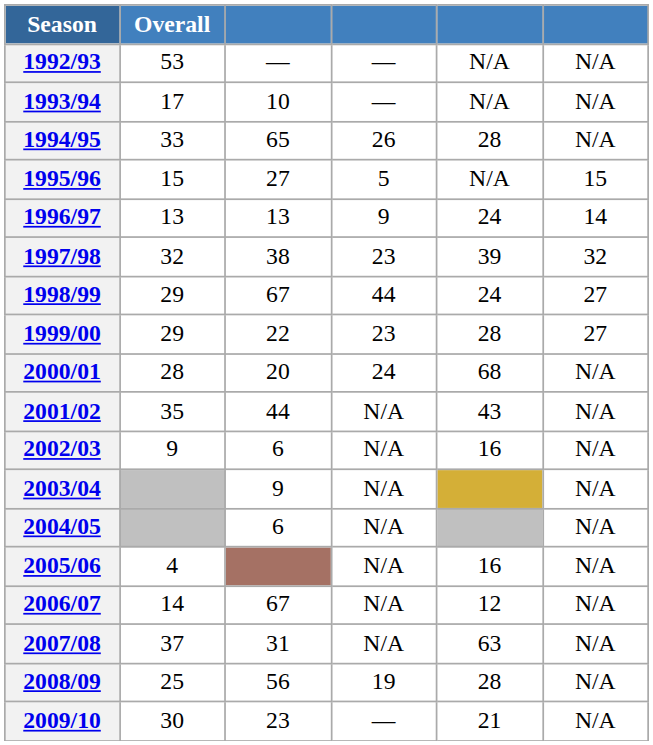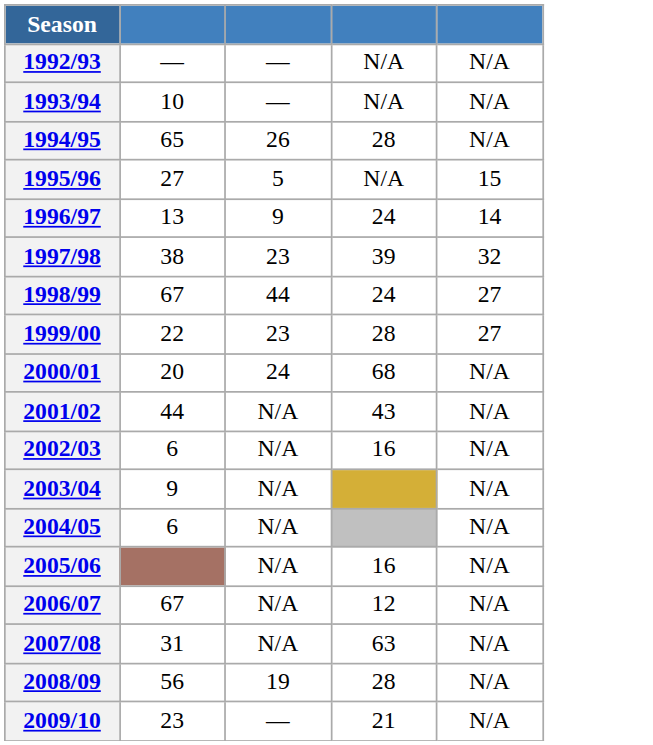- column: (172, 23)
